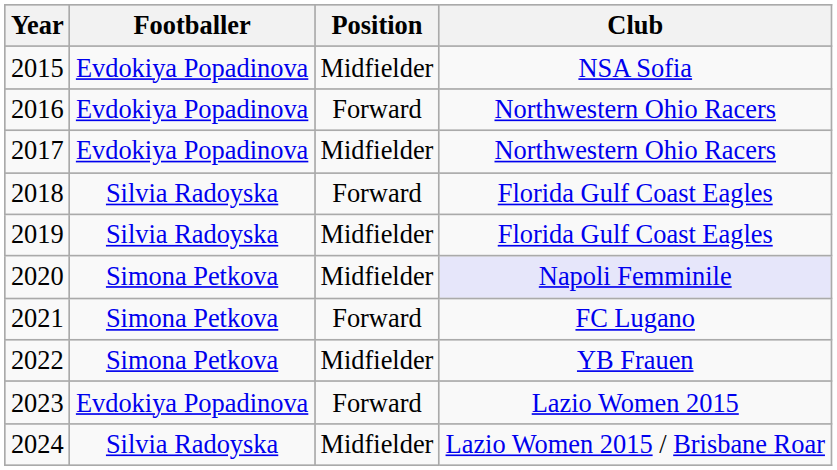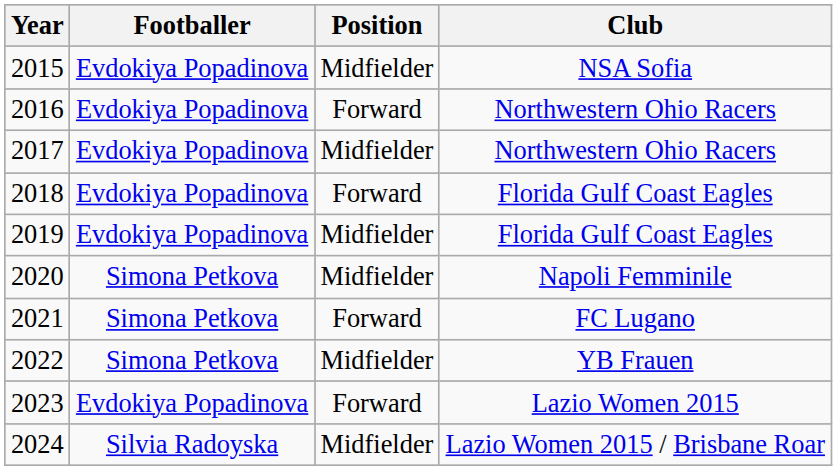(192, 192) Silvia Radoyska -> (192, 192) Evdokiya Popadinova
(192, 234) Silvia Radoyska -> (192, 234) Evdokiya Popadinova
(635, 276) lavender background -> (635, 276) no background
